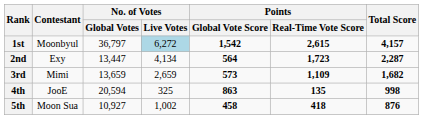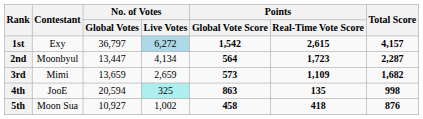(57, 43) Moonbyul -> (57, 43) Exy
(57, 59) Exy -> (57, 59) Moonbyul
(165, 91) no background -> (165, 91) paleturquoise background
